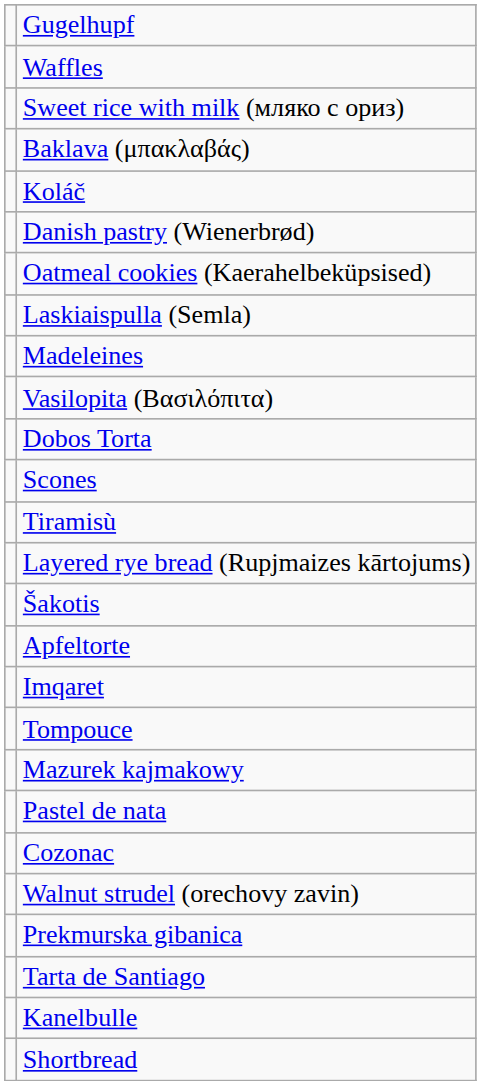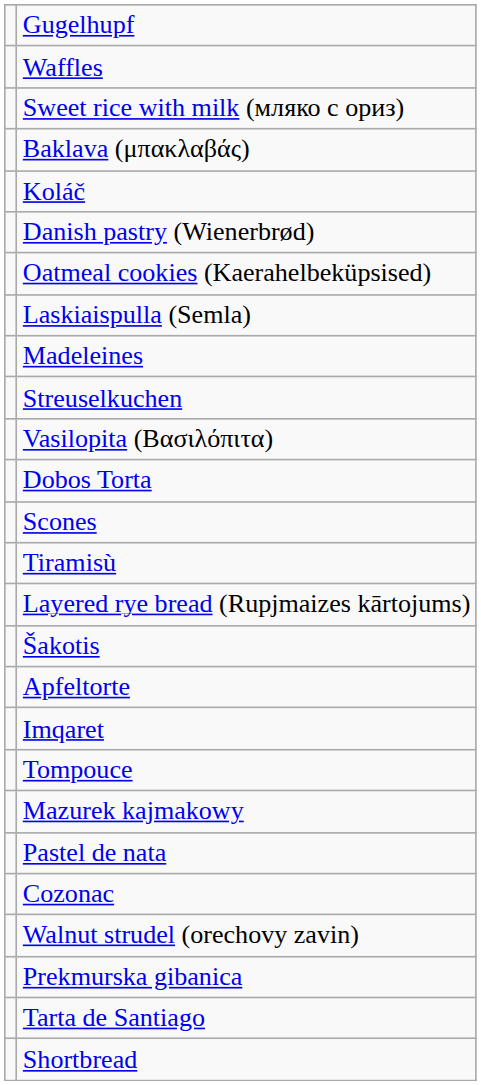+ row: (103, 397)
- row: (80, 1017)
